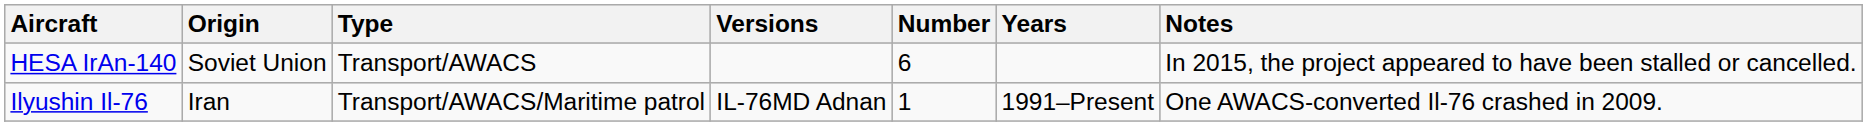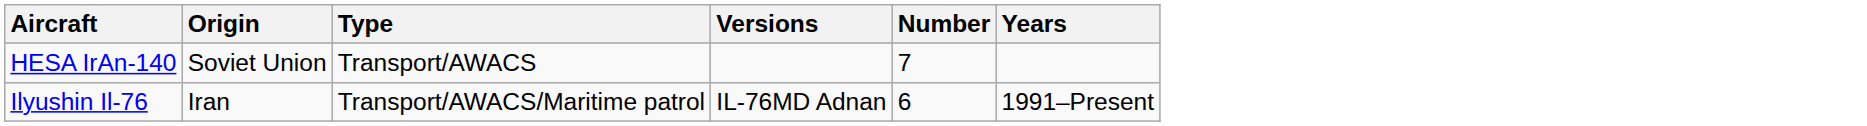- column: (1199, 23)
(905, 62) 6 -> (905, 62) 7
(905, 101) 1 -> (905, 101) 6
